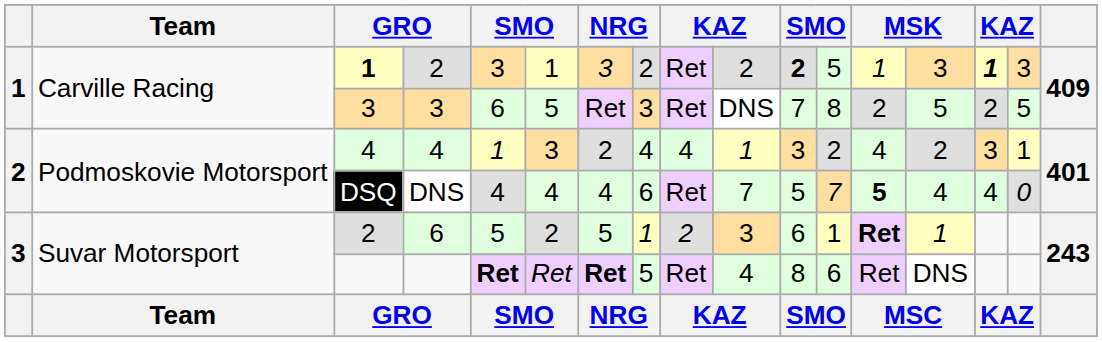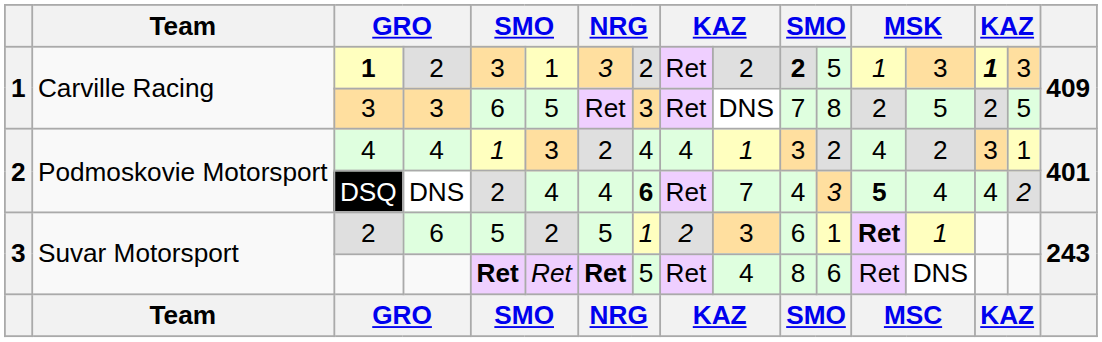(498, 192) 4 -> (498, 192) 2
(646, 192) normal -> (646, 192) bold
(798, 192) 5 -> (798, 192) 4
(834, 192) 7 -> (834, 192) 3
(1024, 192) 0 -> (1024, 192) 2
